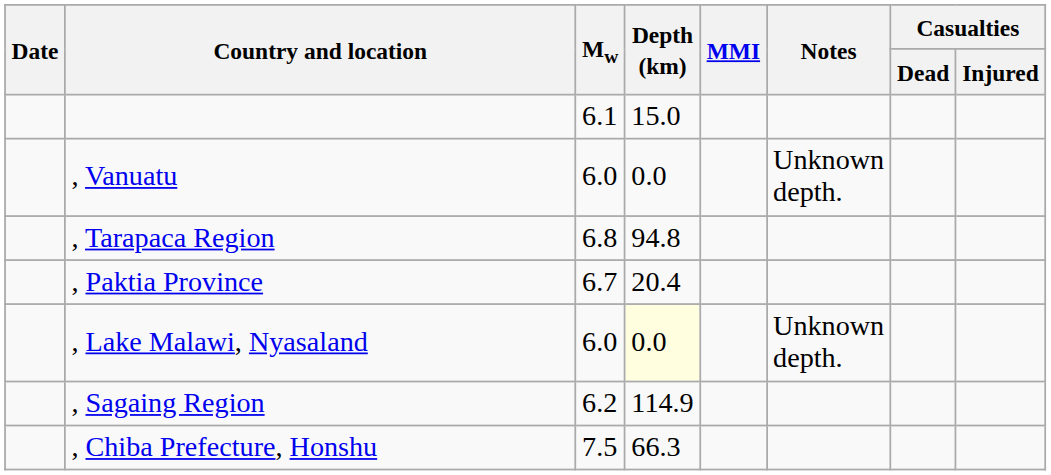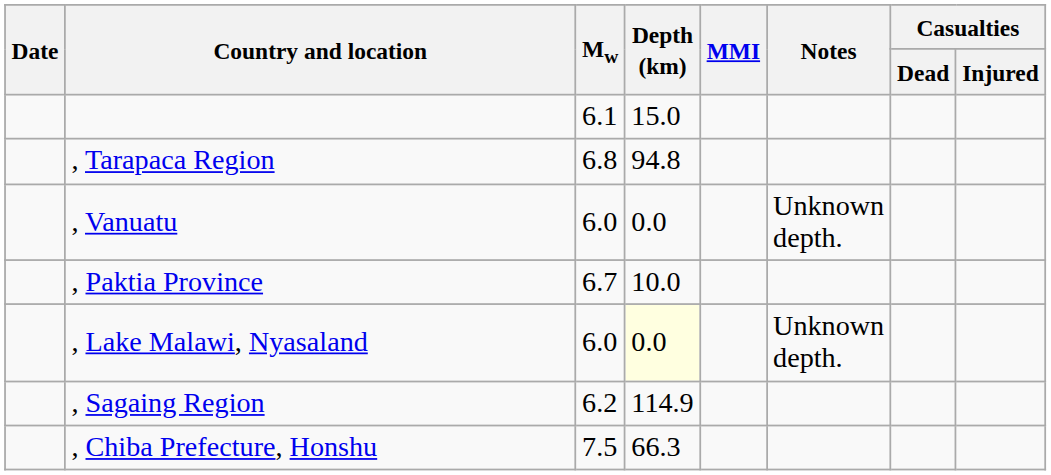rows swapped: (124, 176) <-> (173, 237)
(656, 281) 20.4 -> (656, 281) 10.0
